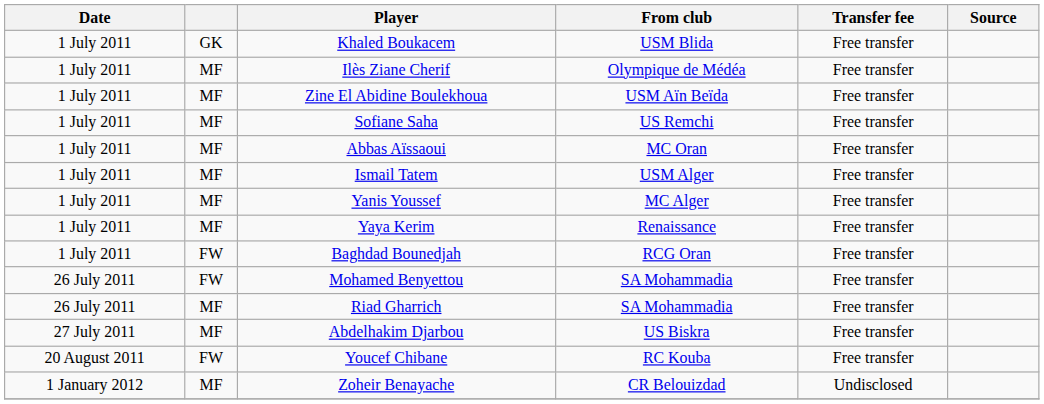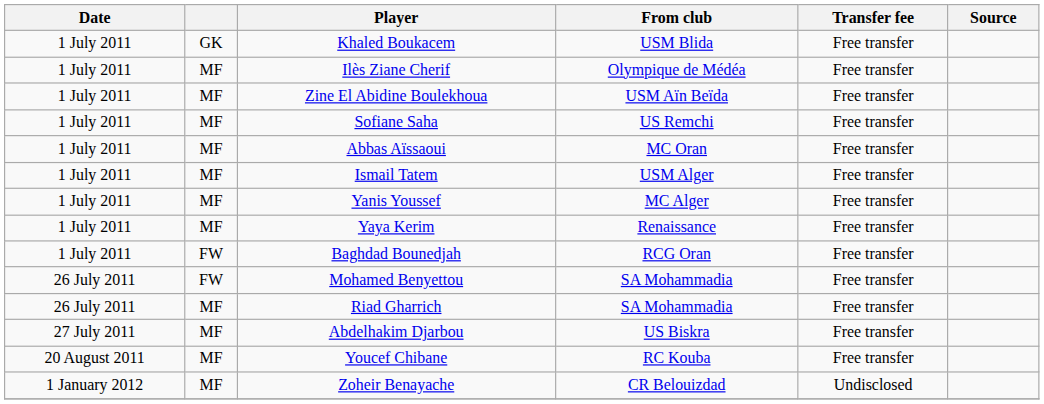(211, 358) FW -> (211, 358) MF
